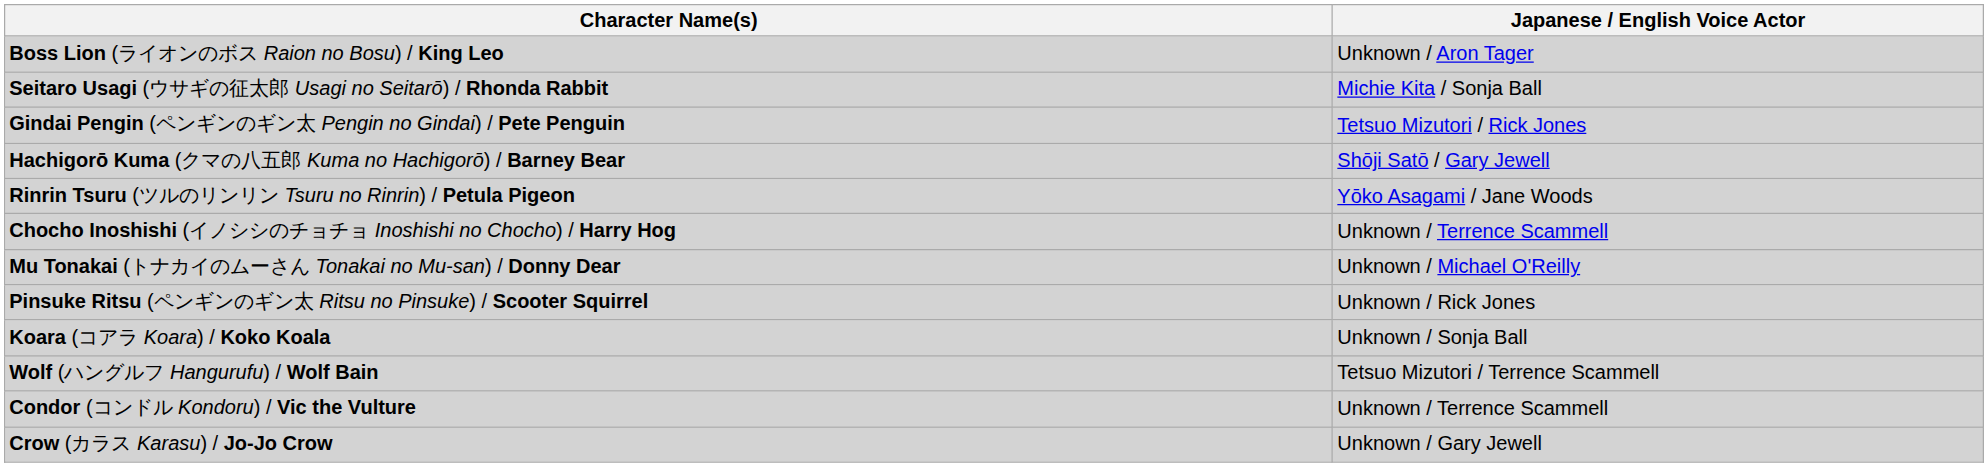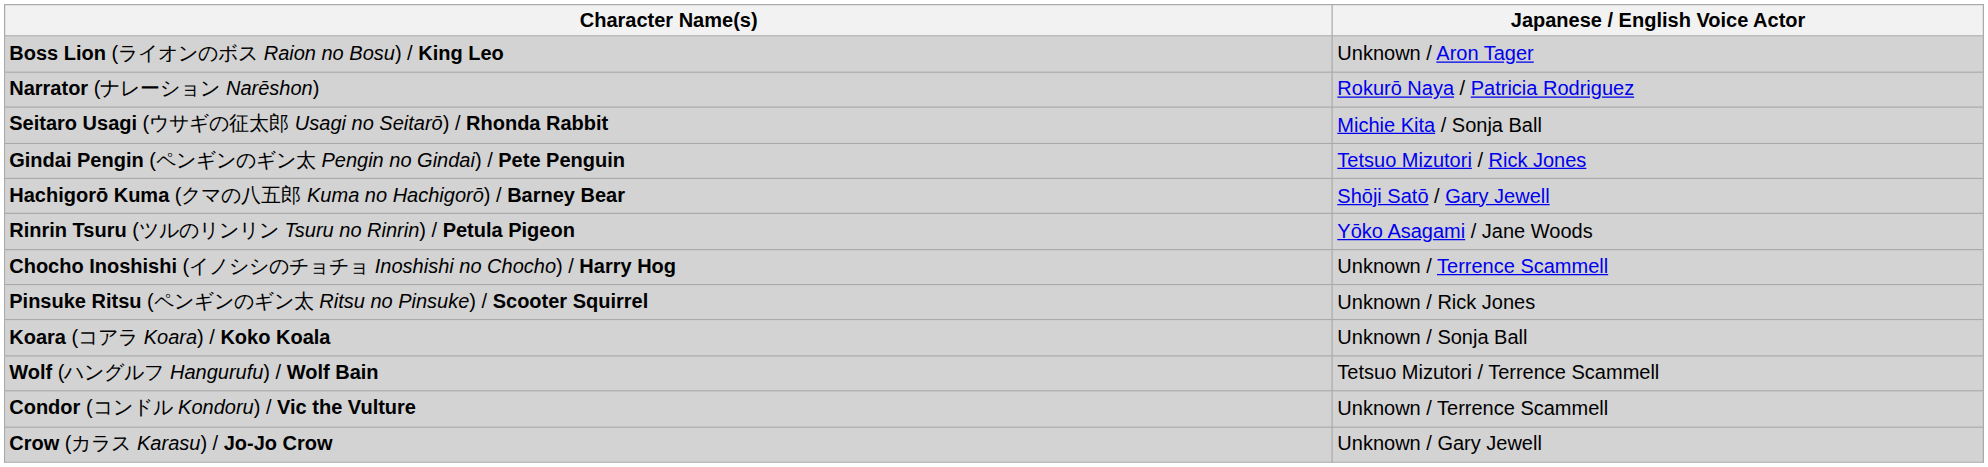+ row: (164, 88)
- row: (315, 266)
